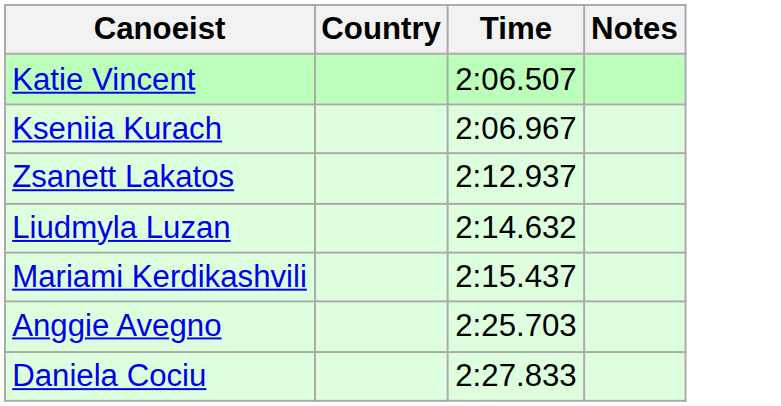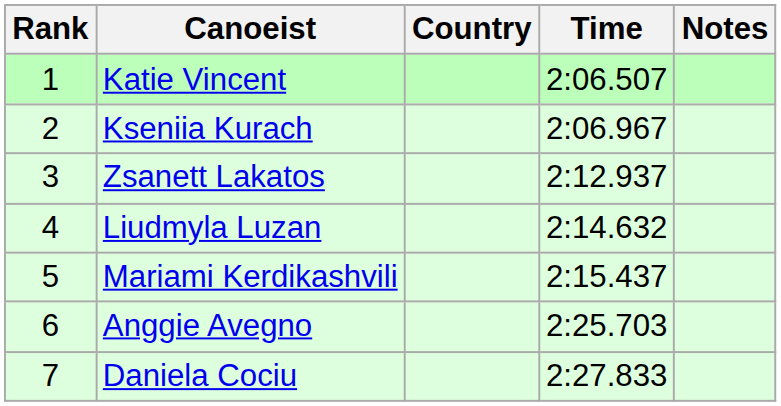+ column: (50, 29)
